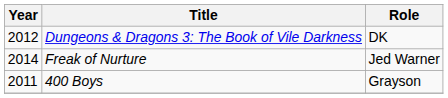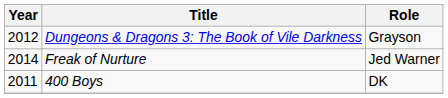(378, 37) DK -> (395, 37) Grayson
(395, 81) Grayson -> (378, 81) DK
